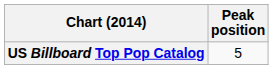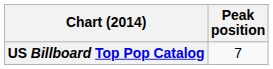(238, 53) 5 -> (238, 53) 7
